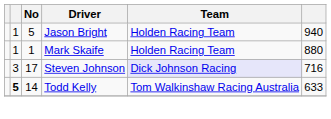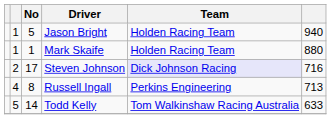(16, 68) 3 -> (16, 68) 2
+ row: (78, 87)
(16, 87) bold -> (16, 105) normal
